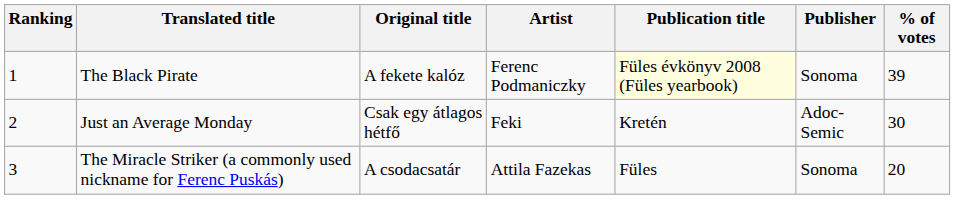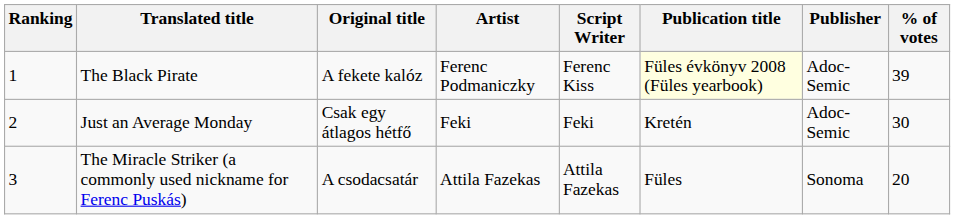+ column: (600, 28)
(829, 75) Sonoma -> (828, 75) Adoc-Semic
